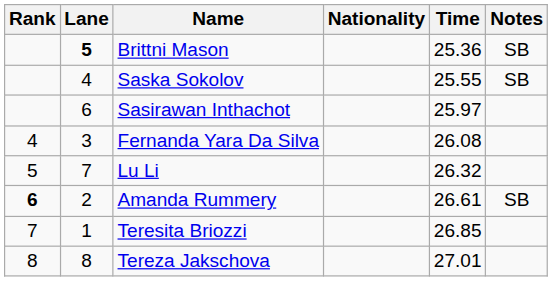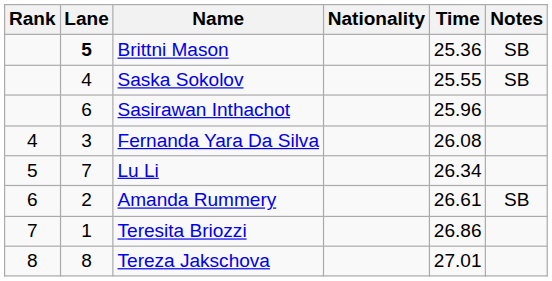(458, 110) 25.97 -> (458, 110) 25.96
(458, 170) 26.32 -> (458, 170) 26.34
(32, 200) bold -> (32, 200) normal
(458, 230) 26.85 -> (458, 230) 26.86
